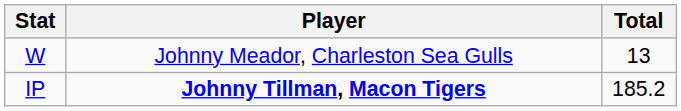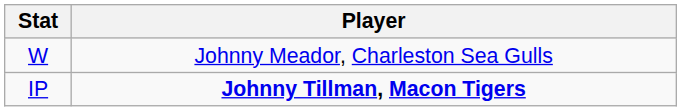- column: (639, 21)
